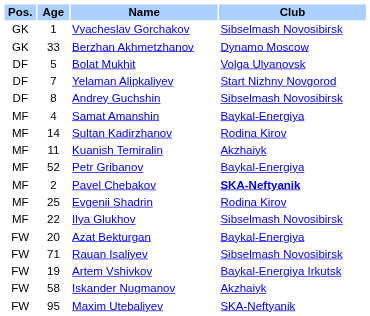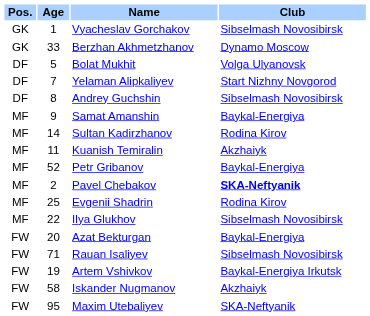(53, 116) 4 -> (53, 116) 9
